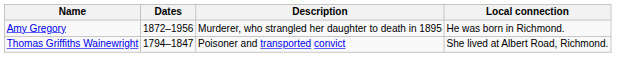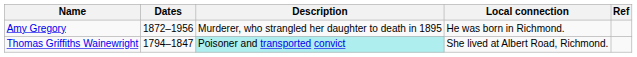+ column: (621, 12)
(272, 44) no background -> (272, 44) paleturquoise background
